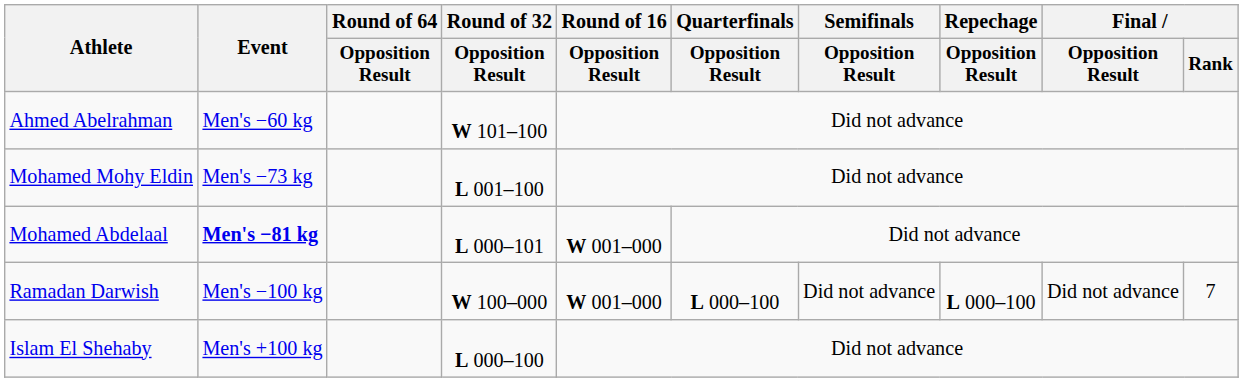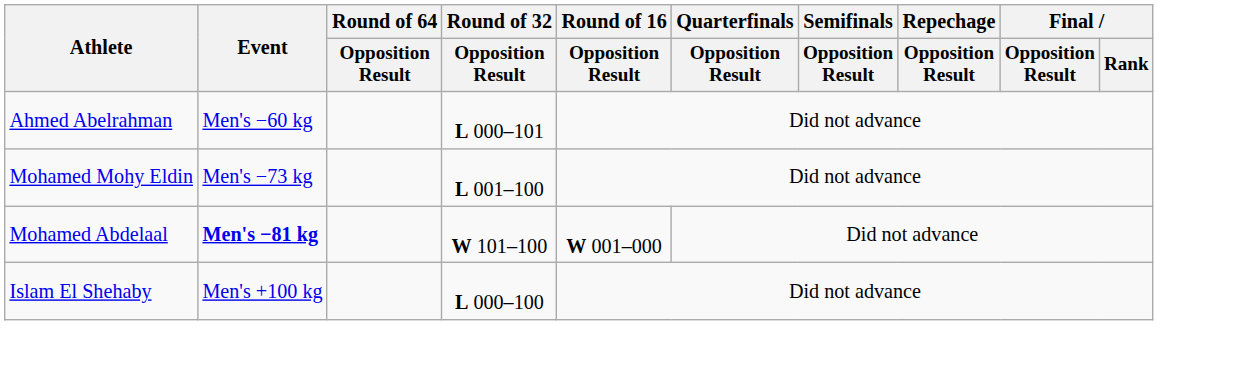(499, 132) W 101–100 -> (499, 132) L 000–101
(499, 246) L 000–101 -> (499, 246) W 101–100
- row: (84, 291)
